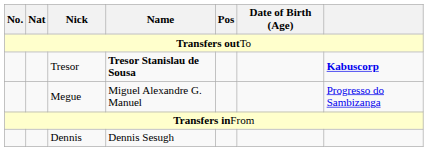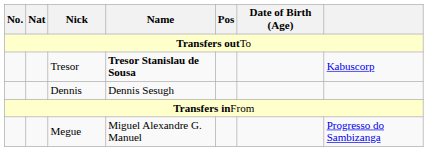(353, 66) bold -> (351, 66) normal
rows swapped: (66, 138) <-> (66, 96)
